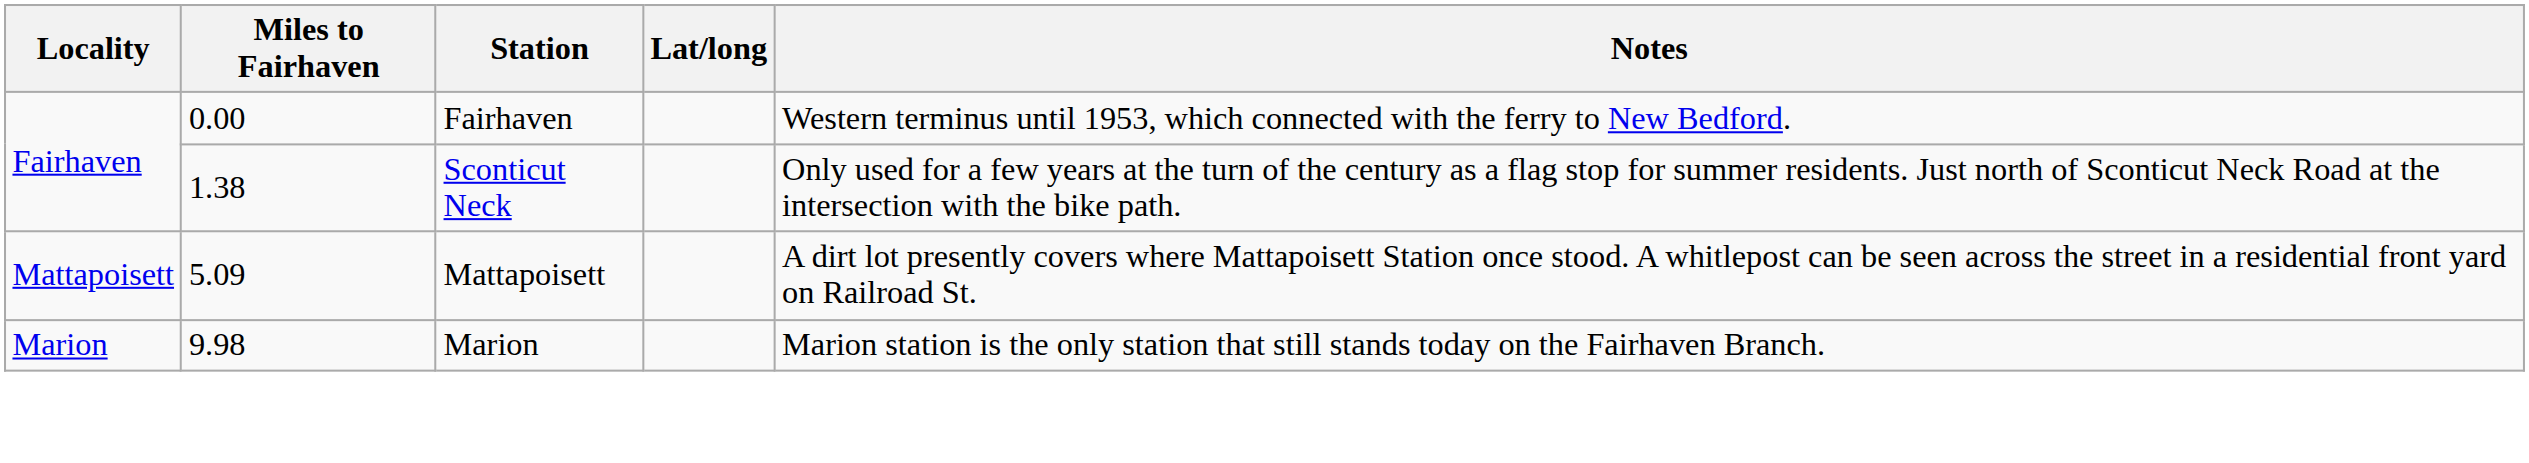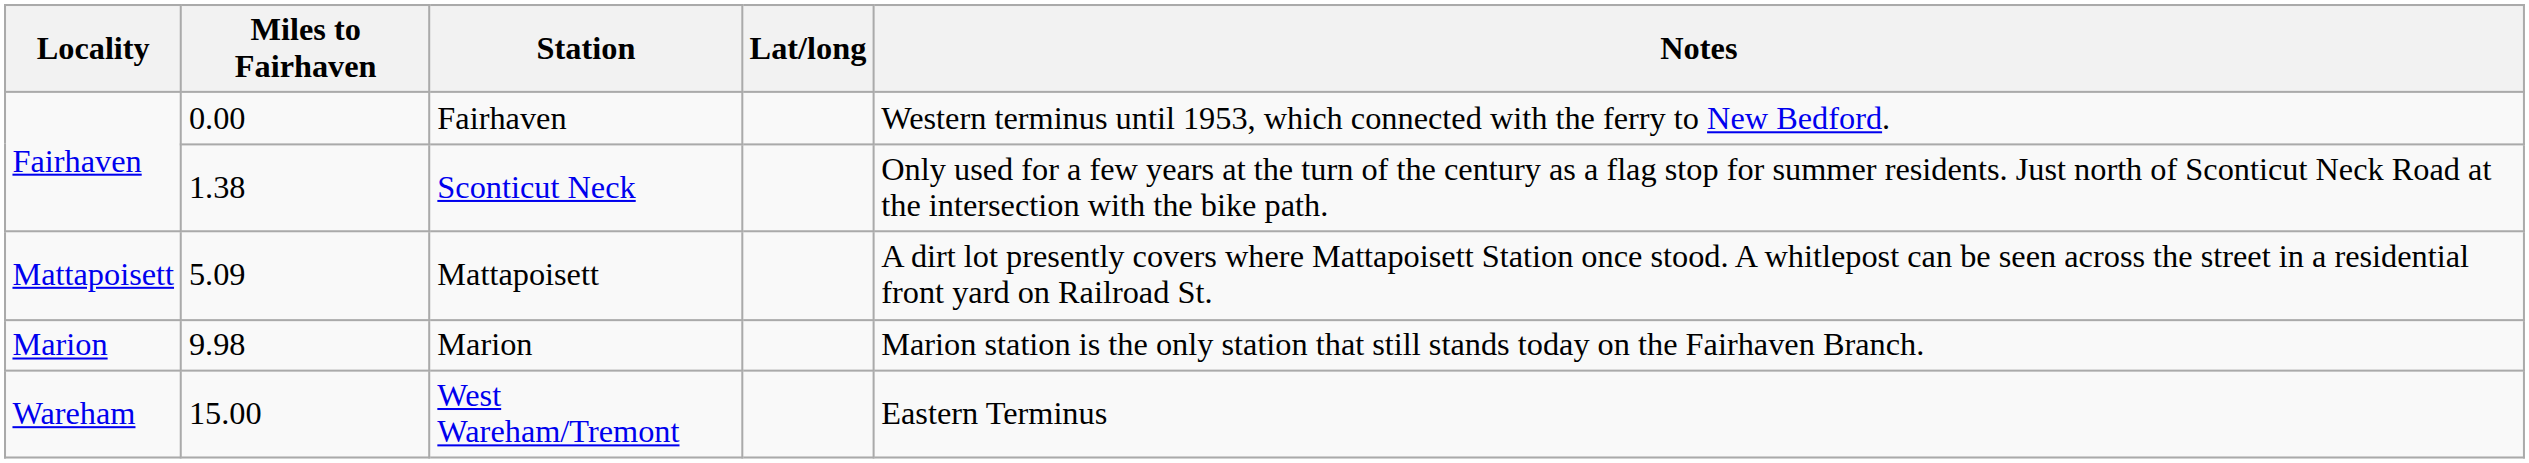+ row: (558, 413)
